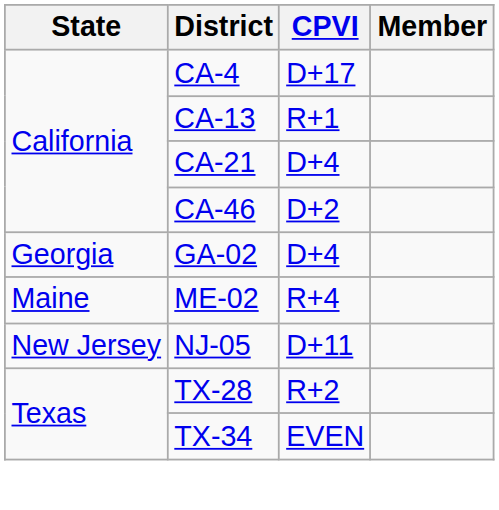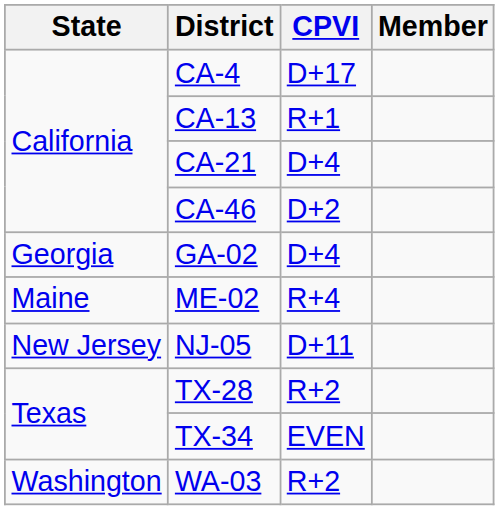+ row: (218, 481)
